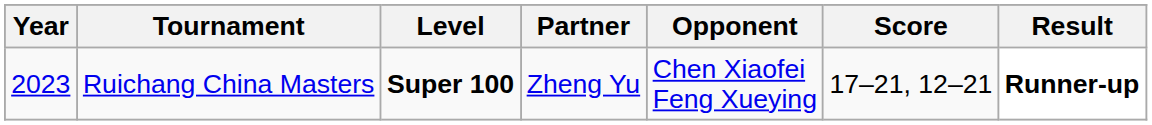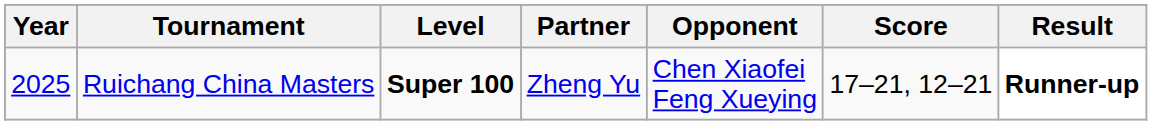(41, 83) 2023 -> (41, 83) 2025
